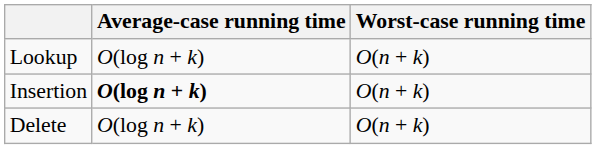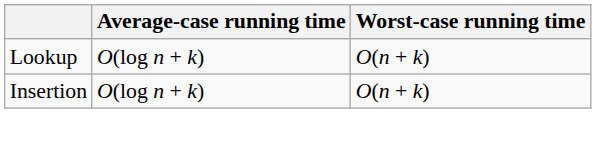(152, 90) bold -> (151, 90) normal
- row: (38, 125)
